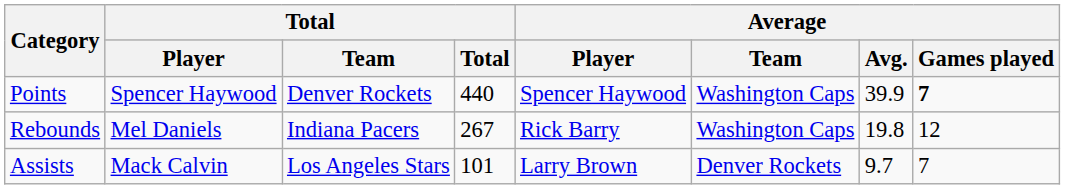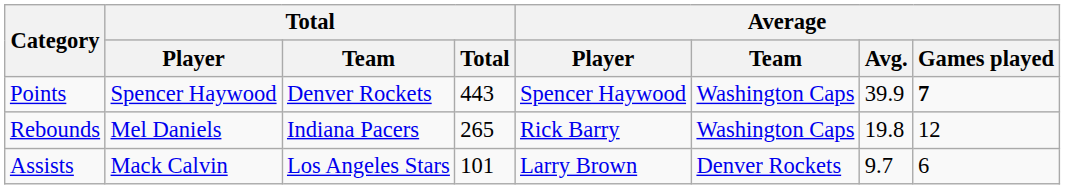(477, 93) 440 -> (477, 93) 443
(477, 129) 267 -> (477, 129) 265
(924, 165) 7 -> (924, 165) 6
